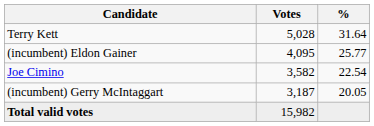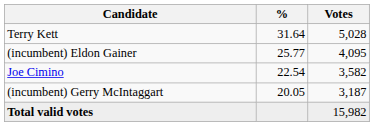columns swapped: (287, 14) <-> (343, 14)
